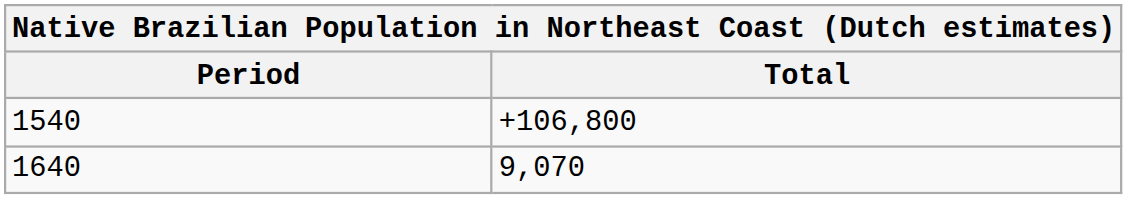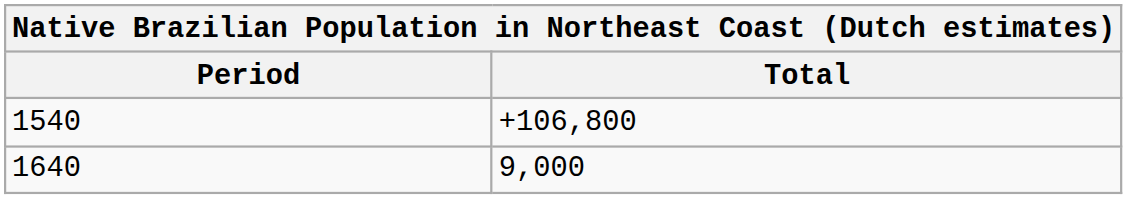(542, 169) 9,070 -> (542, 169) 9,000
